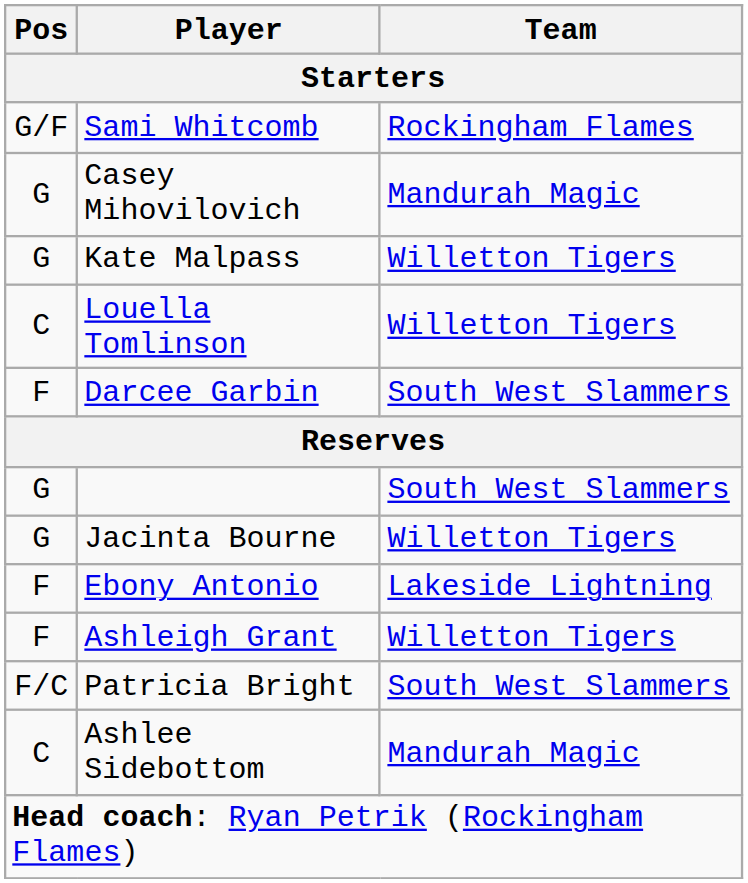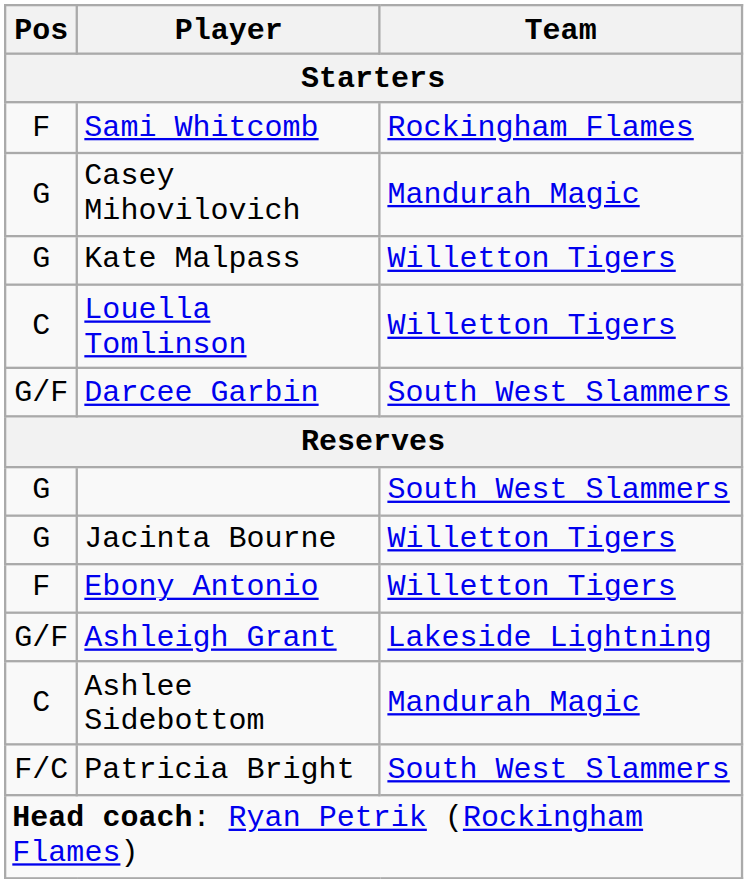(41, 128) G/F -> (41, 128) F
(41, 393) F -> (41, 393) G/F
(550, 588) Lakeside Lightning -> (532, 588) Willetton Tigers
(41, 637) F -> (41, 637) G/F
(532, 637) Willetton Tigers -> (550, 637) Lakeside Lightning
rows swapped: (220, 686) <-> (174, 753)
